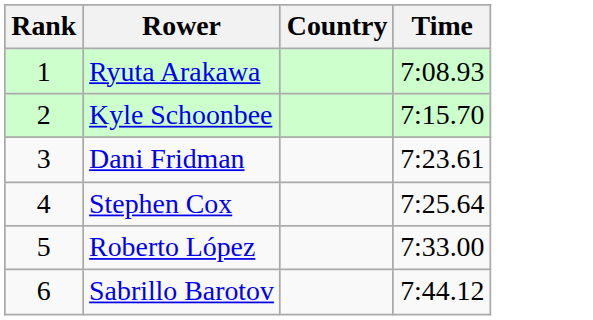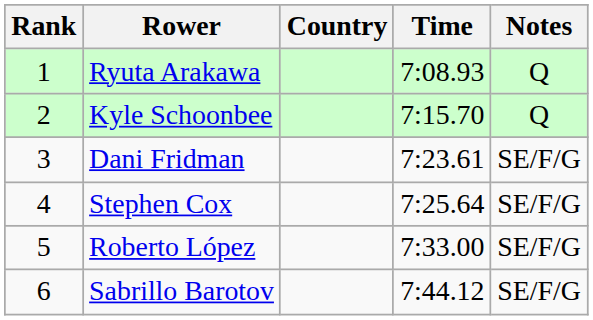+ column: (539, 26)
